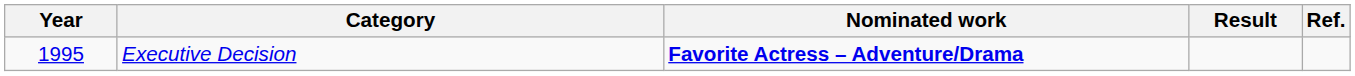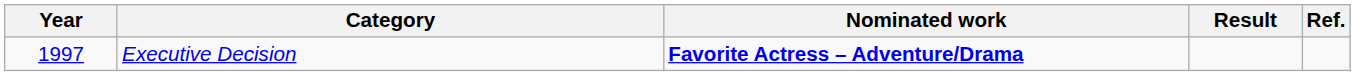(61, 53) 1995 -> (61, 53) 1997
